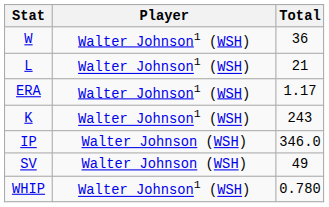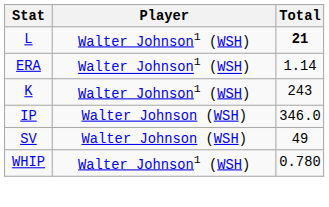- row: (28, 40)
(300, 66) normal -> (300, 40) bold
(300, 92) 1.17 -> (300, 66) 1.14
